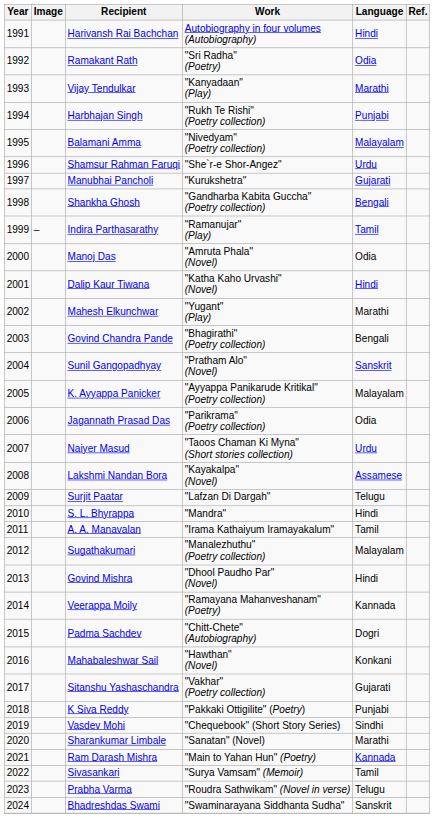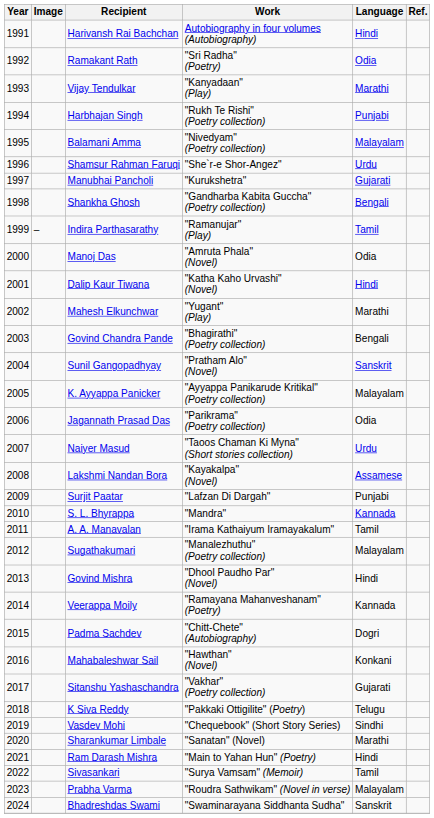(370, 497) Telugu -> (372, 497) Punjabi
(367, 513) Hindi -> (375, 513) Kannada
(372, 709) Punjabi -> (370, 709) Telugu
(375, 757) Kannada -> (367, 757) Hindi
(370, 789) Telugu -> (379, 789) Malayalam
